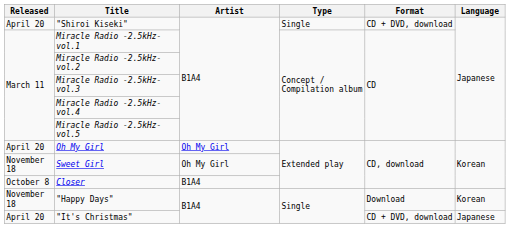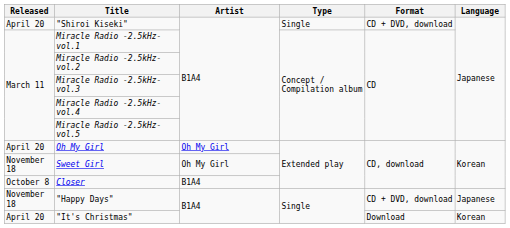(386, 199) Download -> (410, 199) CD + DVD, download
(471, 199) Korean -> (476, 199) Japanese
(410, 217) CD + DVD, download -> (386, 217) Download
(476, 217) Japanese -> (471, 217) Korean
